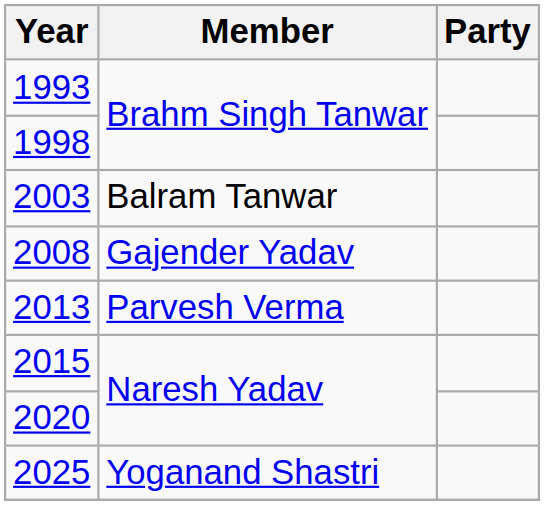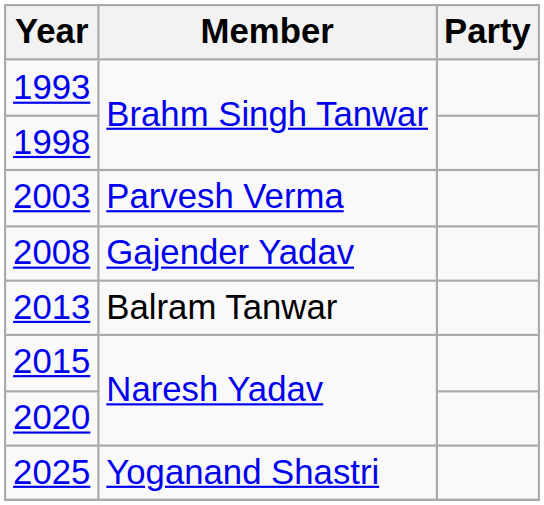(222, 197) Balram Tanwar -> (225, 197) Parvesh Verma
(225, 307) Parvesh Verma -> (222, 307) Balram Tanwar
